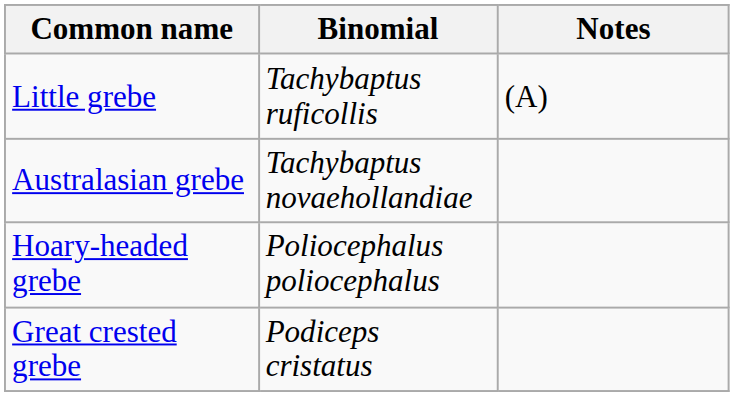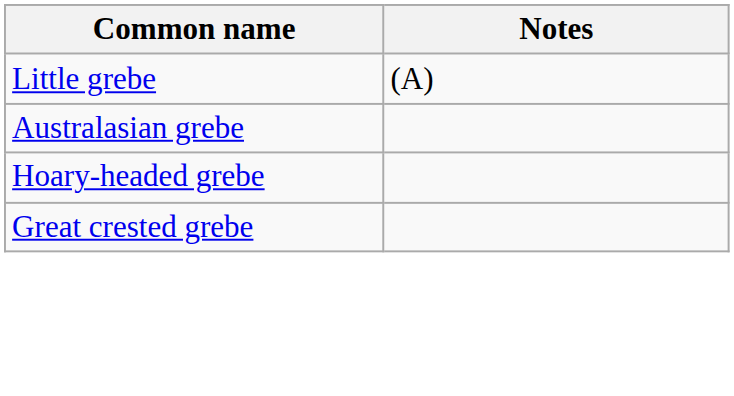- column: (378, 29)
